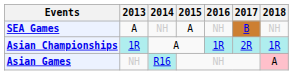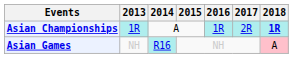- row: (33, 29)
(274, 45) normal -> (274, 29) bold
